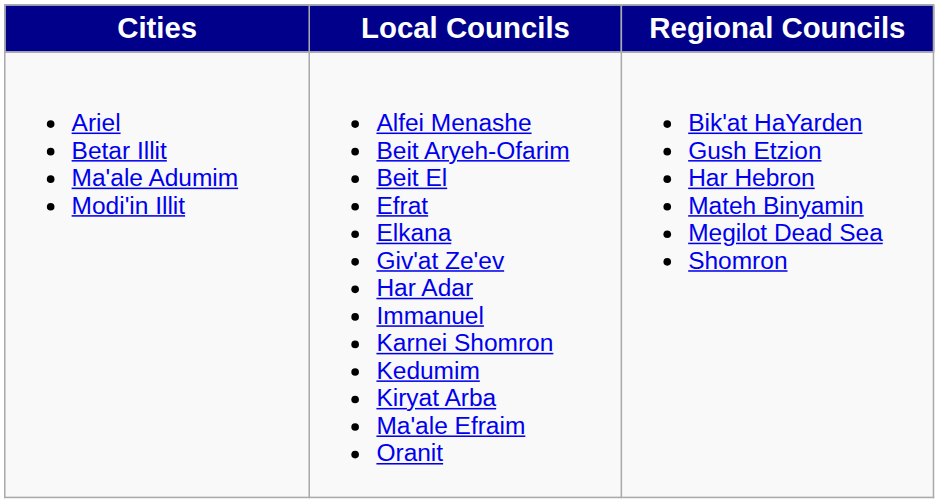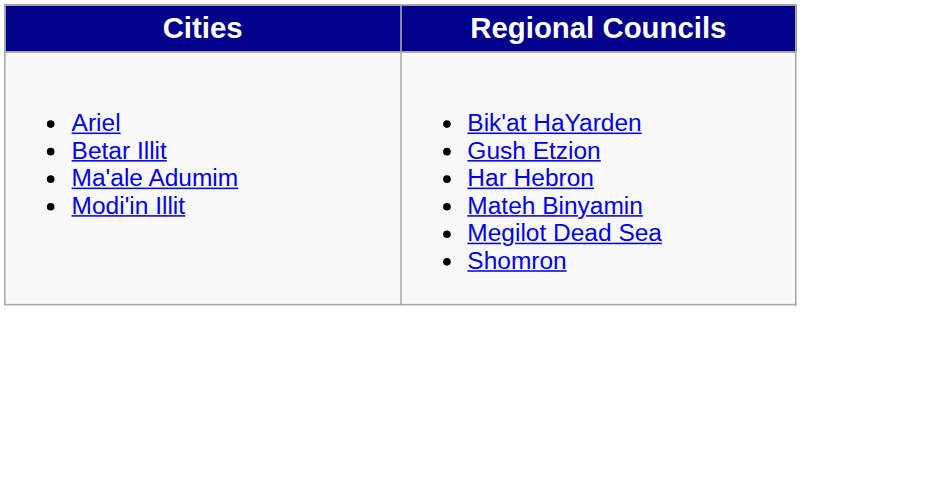- column: (465, 27)
